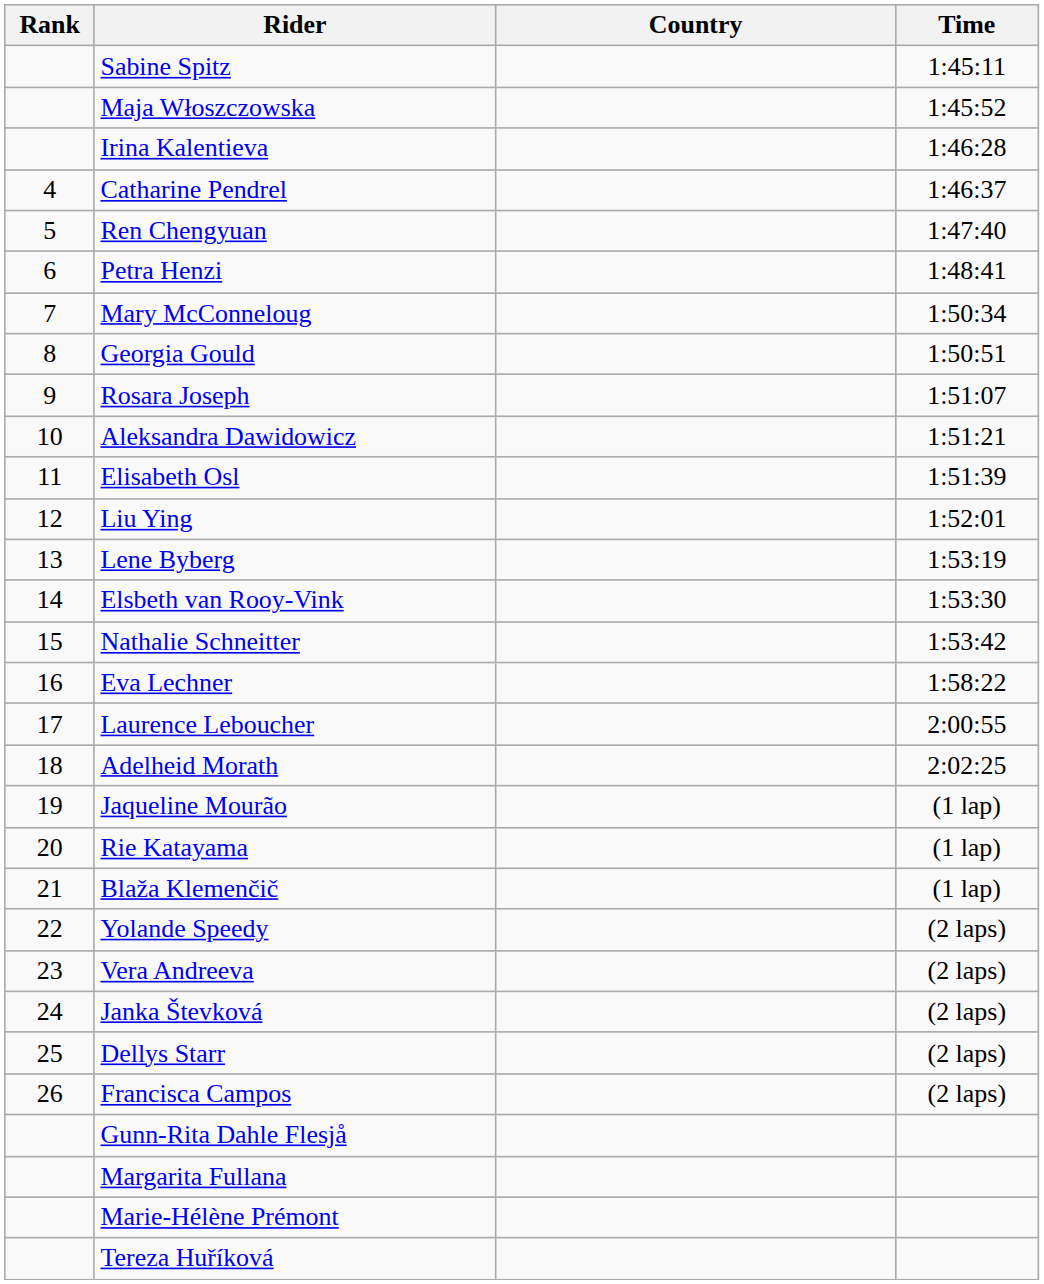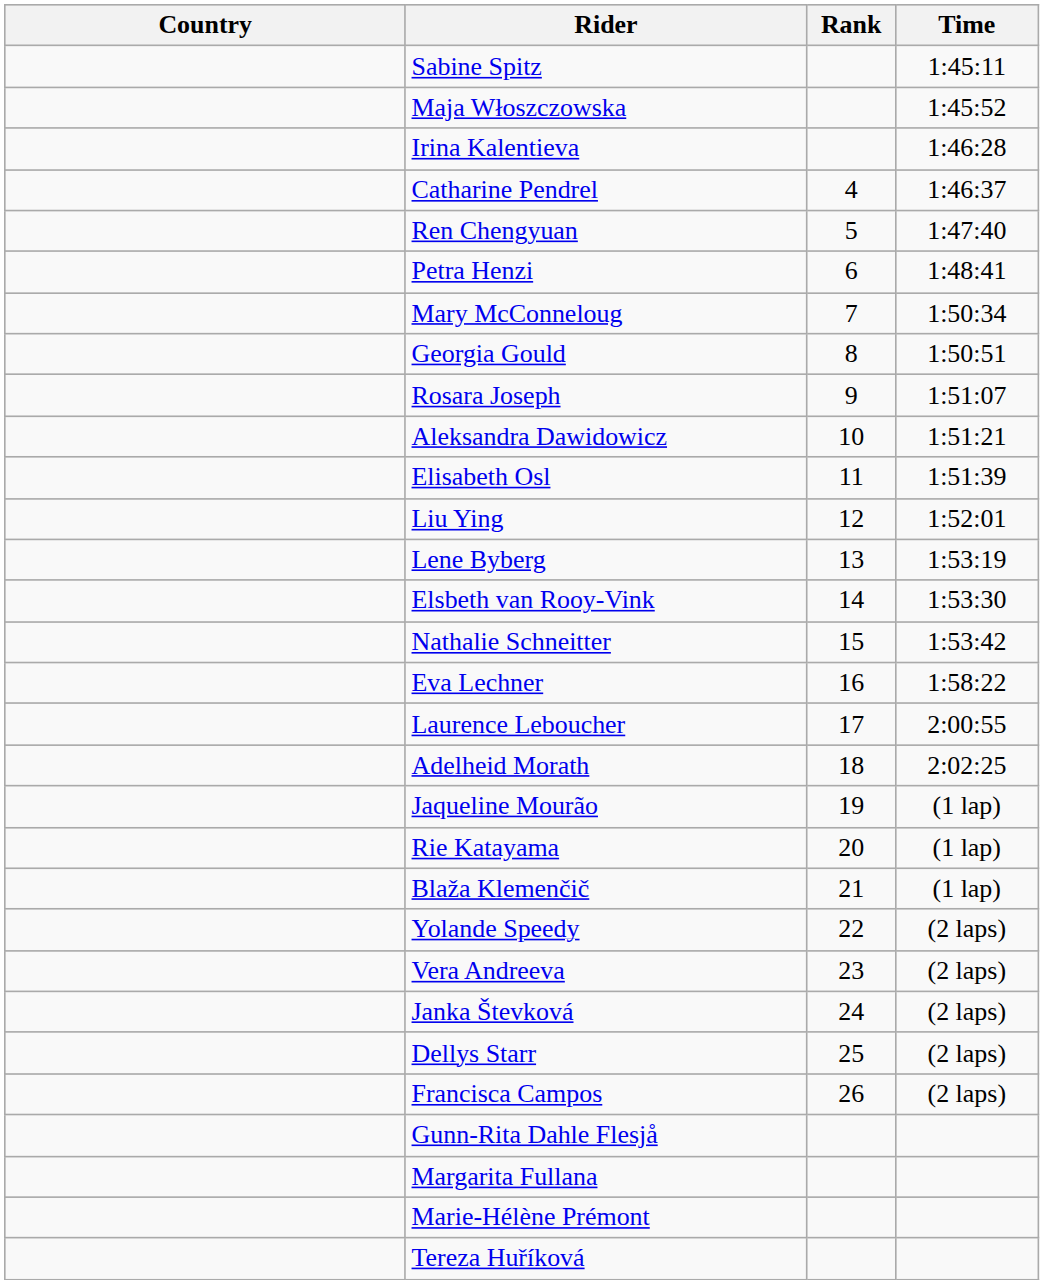columns swapped: (50, 25) <-> (696, 25)
